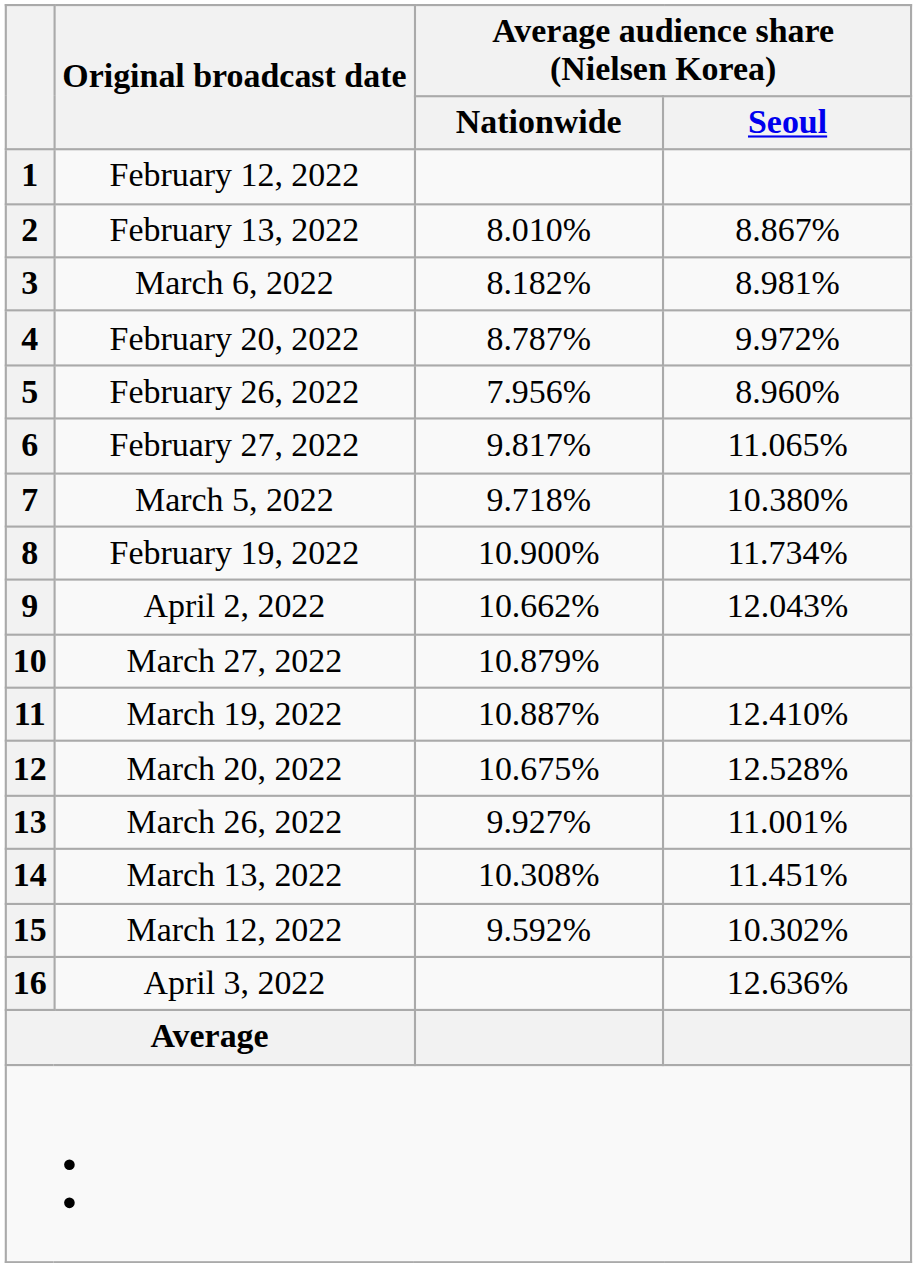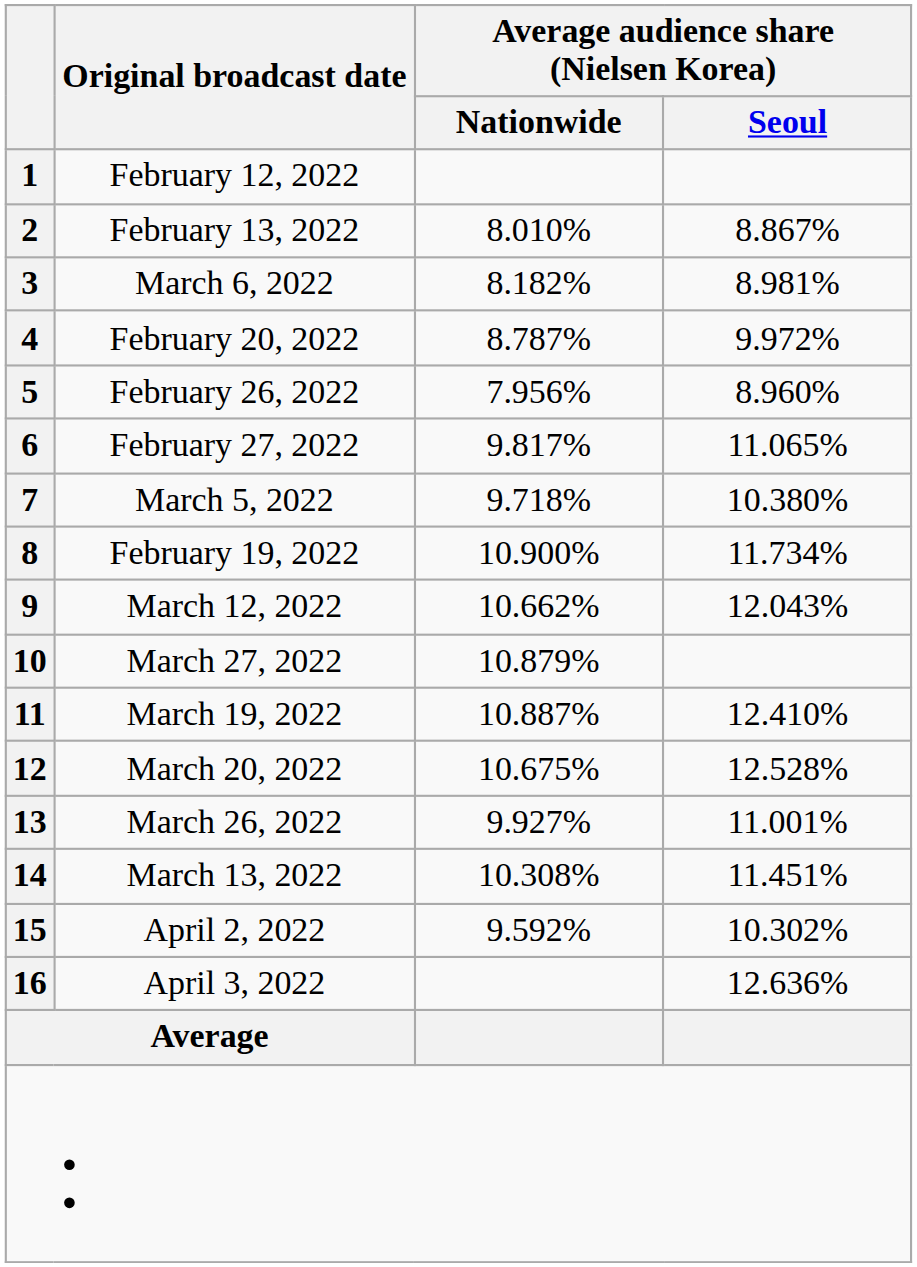(234, 606) April 2, 2022 -> (234, 606) March 12, 2022
(234, 929) March 12, 2022 -> (234, 929) April 2, 2022
